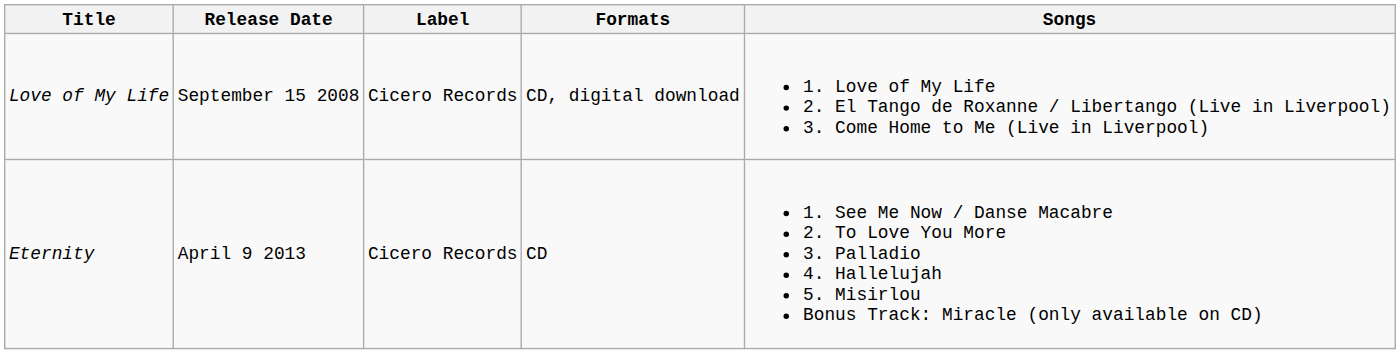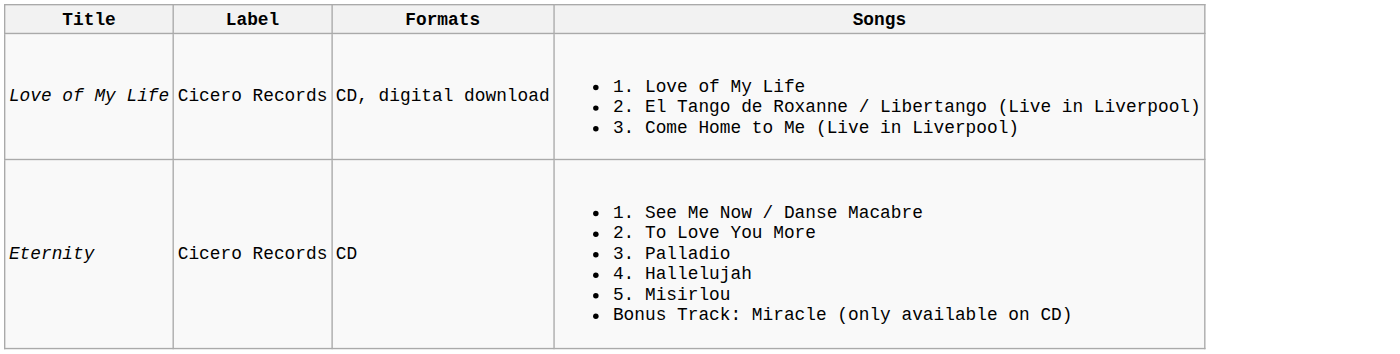- column: (269, 19)
